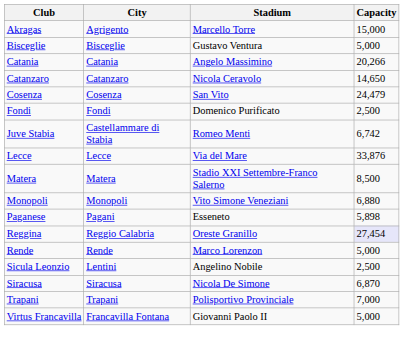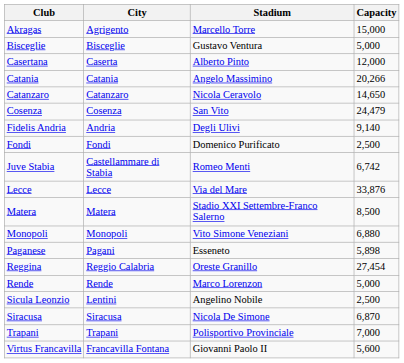+ row: (27, 62)
+ row: (36, 128)
(371, 234) lavender background -> (371, 267) no background
(368, 316) 5,000 -> (368, 349) 5,600
